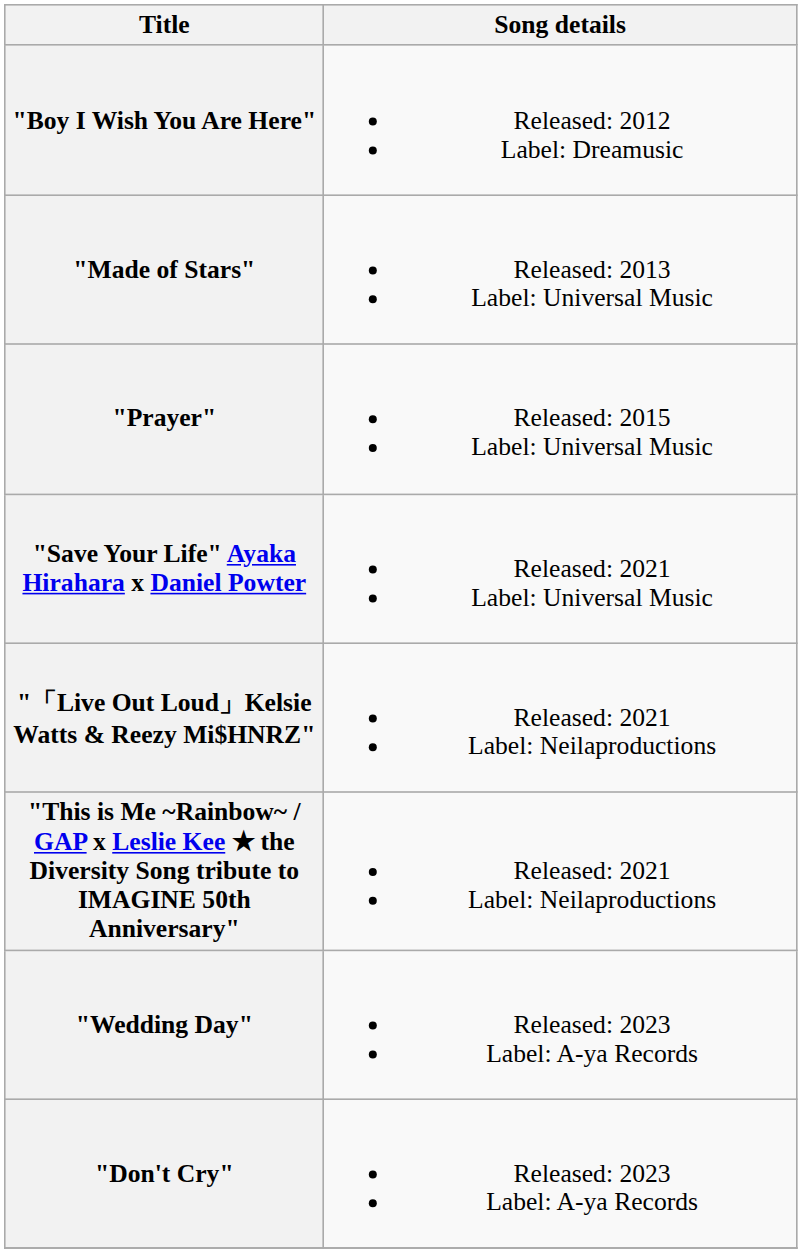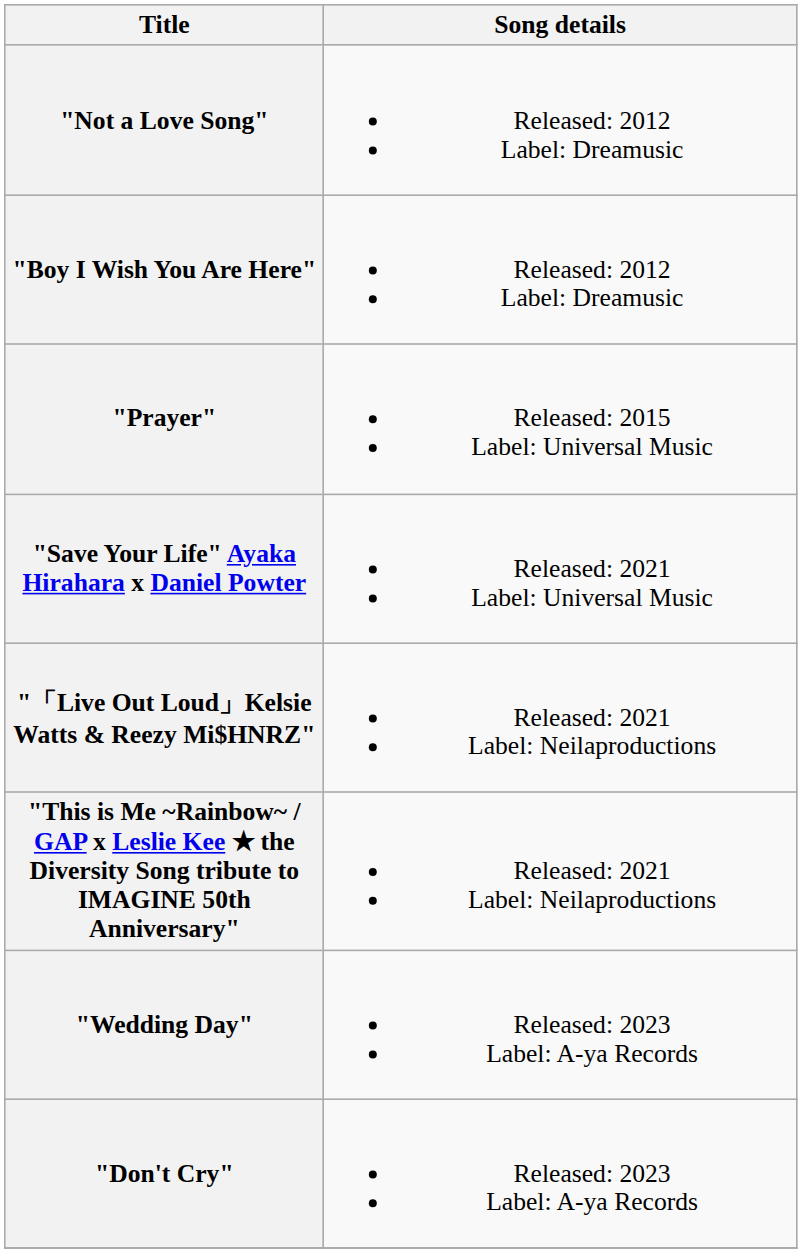+ row: (164, 119)
- row: (164, 269)
